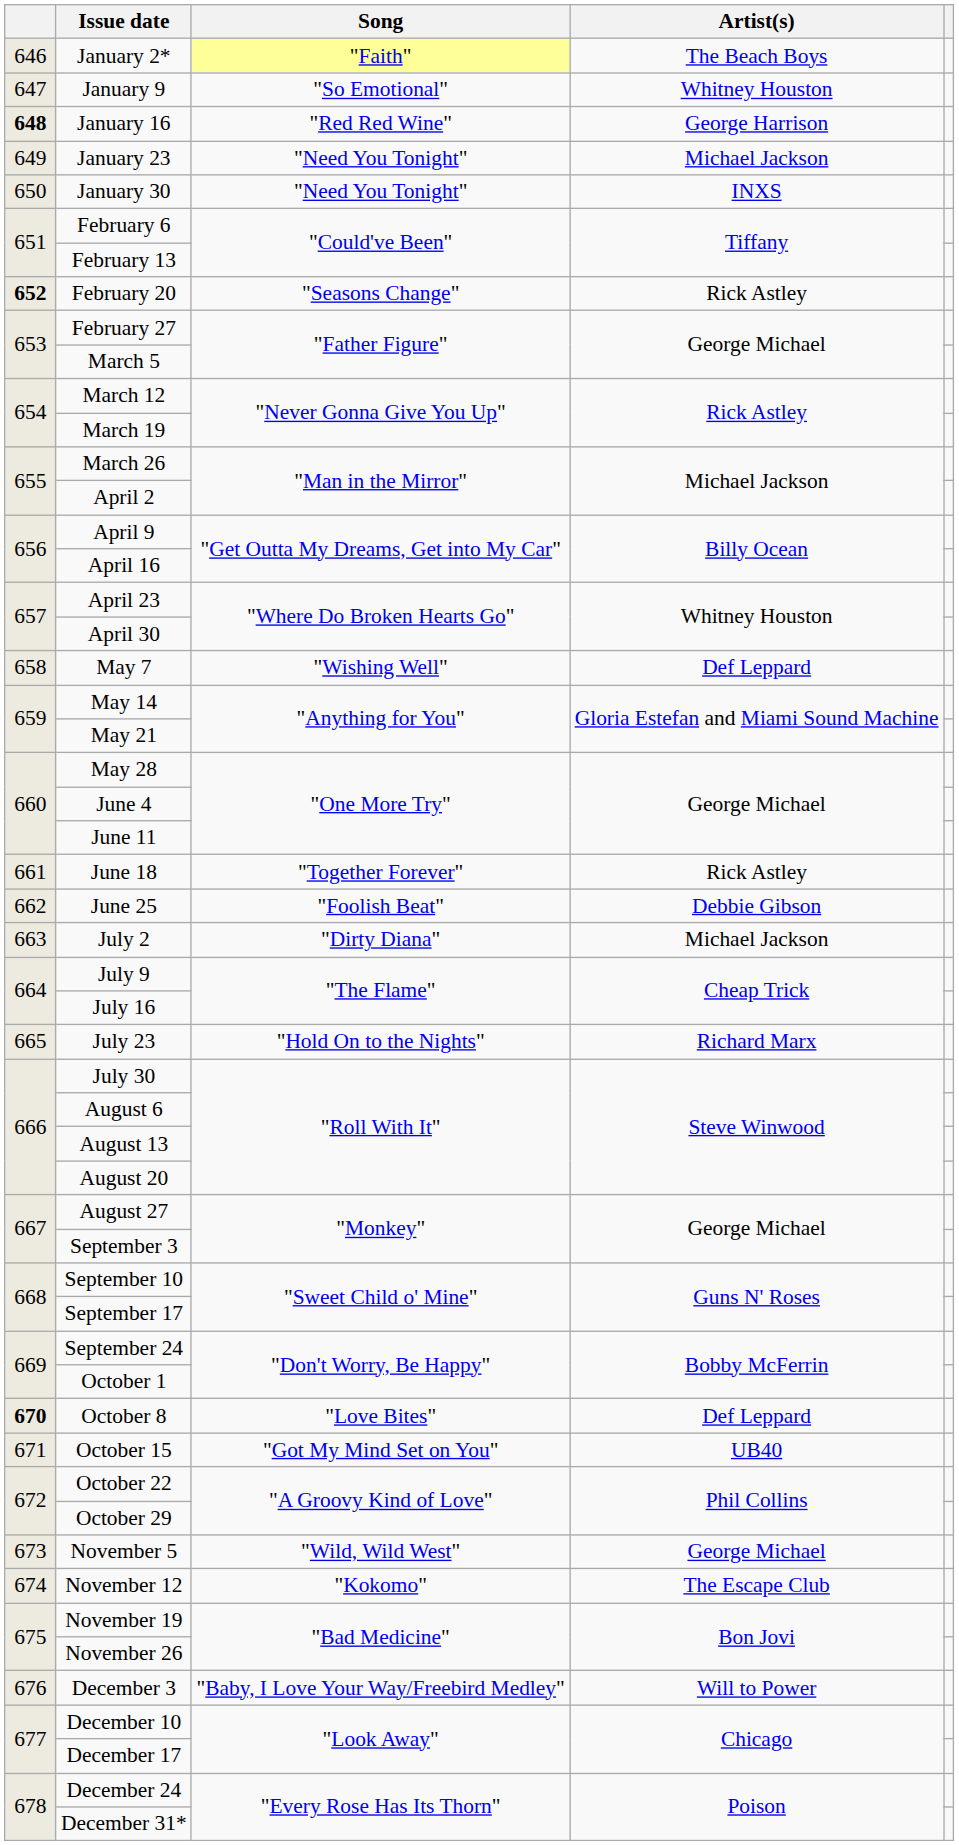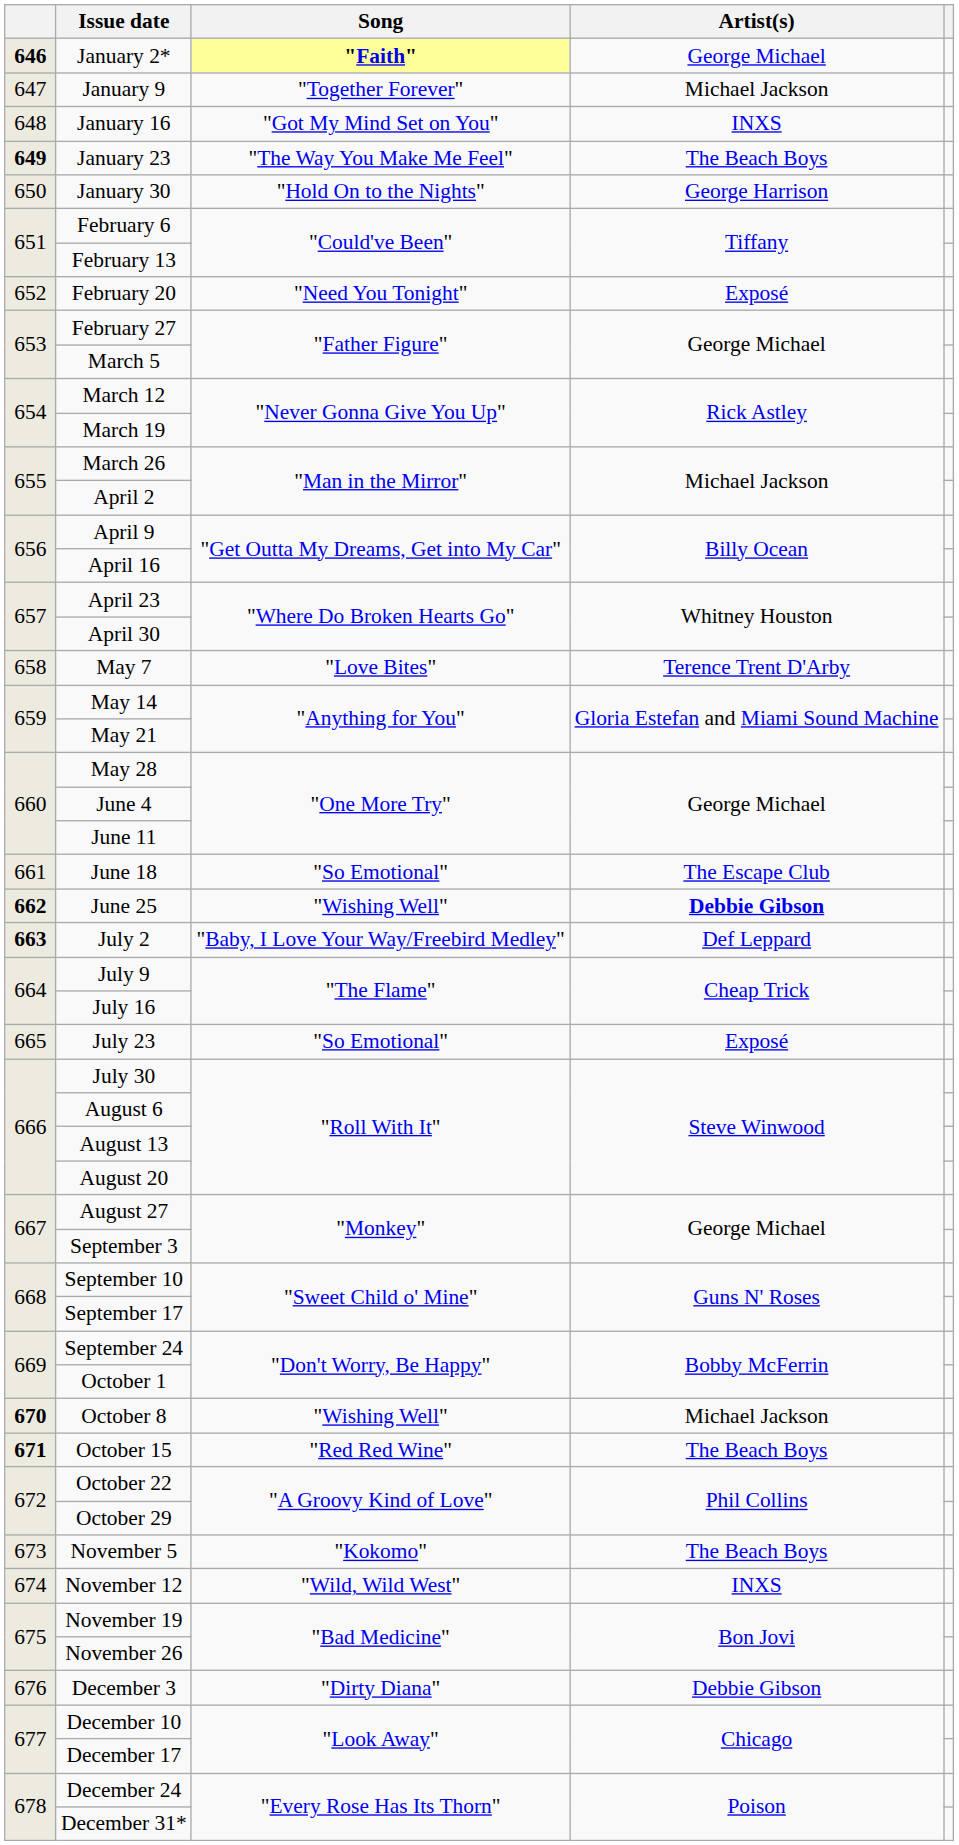(30, 55) normal -> (30, 55) bold
(381, 55) normal -> (381, 55) bold
(757, 55) The Beach Boys -> (757, 55) George Michael
(381, 89) "So Emotional" -> (381, 89) "Together Forever"
(757, 89) Whitney Houston -> (757, 89) Michael Jackson
(30, 123) bold -> (30, 123) normal
(381, 123) "Red Red Wine" -> (381, 123) "Got My Mind Set on You"
(757, 123) George Harrison -> (757, 123) INXS
(30, 157) normal -> (30, 157) bold
(381, 157) "Need You Tonight" -> (381, 157) "The Way You Make Me Feel"
(757, 157) Michael Jackson -> (757, 157) The Beach Boys
(381, 191) "Need You Tonight" -> (381, 191) "Hold On to the Nights"
(757, 191) INXS -> (757, 191) George Harrison
(30, 293) bold -> (30, 293) normal
(381, 293) "Seasons Change" -> (381, 293) "Need You Tonight"
(757, 293) Rick Astley -> (757, 293) Exposé
(381, 667) "Wishing Well" -> (381, 667) "Love Bites"
(757, 667) Def Leppard -> (757, 667) Terence Trent D'Arby
(381, 871) "Together Forever" -> (381, 871) "So Emotional"
(757, 871) Rick Astley -> (757, 871) The Escape Club
(30, 905) normal -> (30, 905) bold
(381, 905) "Foolish Beat" -> (381, 905) "Wishing Well"
(757, 905) normal -> (757, 905) bold
(30, 939) normal -> (30, 939) bold
(381, 939) "Dirty Diana" -> (381, 939) "Baby, I Love Your Way/Freebird Medley"
(757, 939) Michael Jackson -> (757, 939) Def Leppard
(381, 1041) "Hold On to the Nights" -> (381, 1041) "So Emotional"
(757, 1041) Richard Marx -> (757, 1041) Exposé
(381, 1415) "Love Bites" -> (381, 1415) "Wishing Well"
(757, 1415) Def Leppard -> (757, 1415) Michael Jackson
(30, 1449) normal -> (30, 1449) bold
(381, 1449) "Got My Mind Set on You" -> (381, 1449) "Red Red Wine"
(757, 1449) UB40 -> (757, 1449) The Beach Boys
(381, 1551) "Wild, Wild West" -> (381, 1551) "Kokomo"
(757, 1551) George Michael -> (757, 1551) The Beach Boys
(381, 1585) "Kokomo" -> (381, 1585) "Wild, Wild West"
(757, 1585) The Escape Club -> (757, 1585) INXS
(381, 1687) "Baby, I Love Your Way/Freebird Medley" -> (381, 1687) "Dirty Diana"
(757, 1687) Will to Power -> (757, 1687) Debbie Gibson
